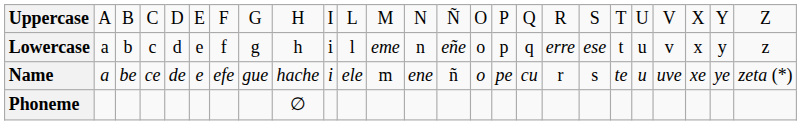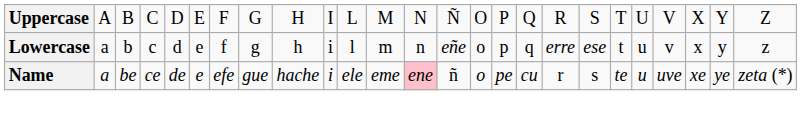(385, 47) eme -> (385, 47) m
(385, 75) m -> (385, 75) eme
(420, 75) no background -> (420, 75) pink background
- row: (44, 104)
